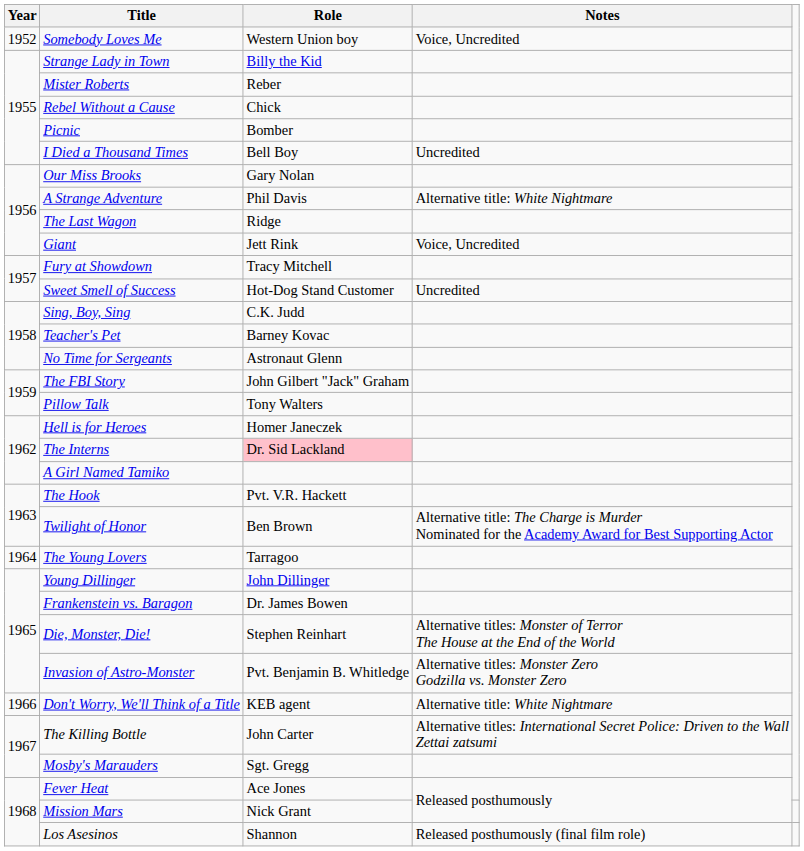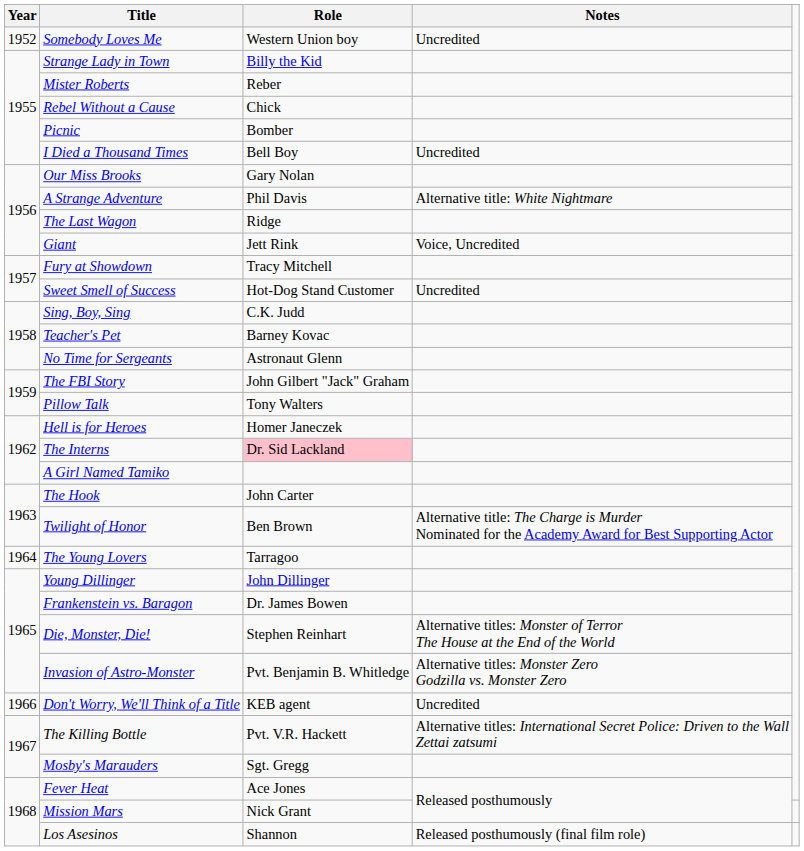(468, 38) Voice, Uncredited -> (448, 38) Uncredited
(296, 495) Pvt. V.R. Hackett -> (280, 495) John Carter
(514, 703) Alternative title: White Nightmare -> (448, 703) Uncredited
(280, 734) John Carter -> (296, 734) Pvt. V.R. Hackett
